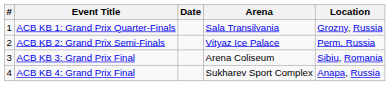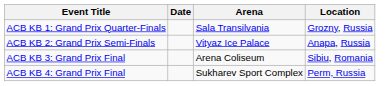- column: (9, 12)
(346, 43) Perm, Russia -> (339, 43) Anapa, Russia
(349, 73) Anapa, Russia -> (336, 73) Perm, Russia
